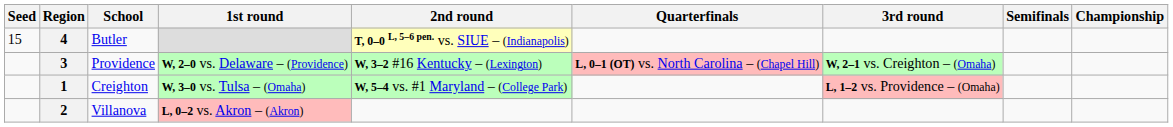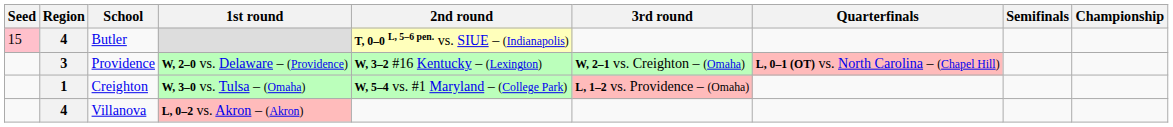columns swapped: (913, 16) <-> (697, 16)
(15, 40) no background -> (15, 40) pink background
(64, 110) 2 -> (64, 110) 4
